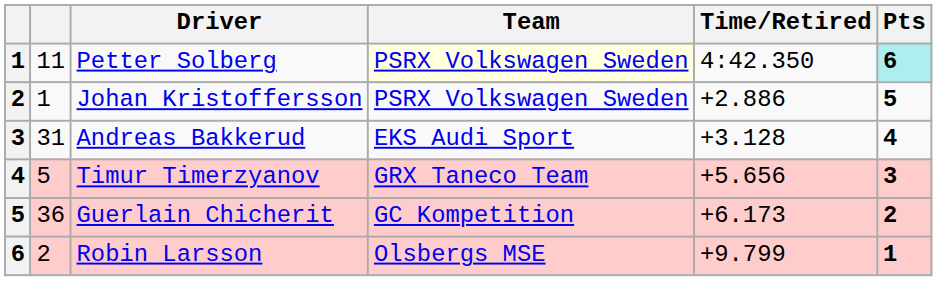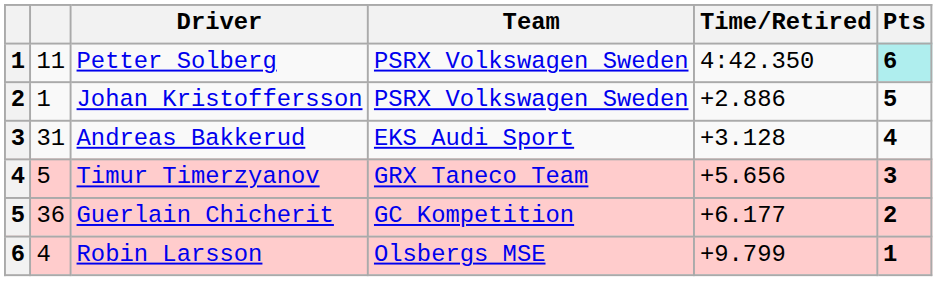(531, 63) lightyellow background -> (531, 63) no background
(743, 217) +6.173 -> (743, 217) +6.177
(44, 255) 2 -> (44, 255) 4
